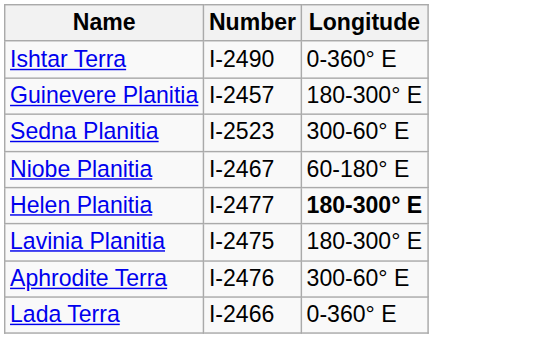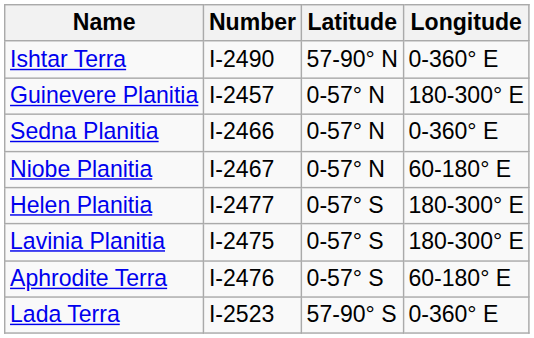+ column: (352, 22)
(242, 132) I-2523 -> (242, 132) I-2466
(358, 132) 300-60° E -> (453, 132) 0-360° E
(364, 205) bold -> (466, 205) normal
(358, 278) 300-60° E -> (460, 278) 60-180° E
(242, 315) I-2466 -> (242, 315) I-2523
